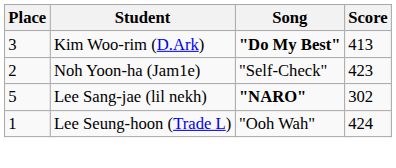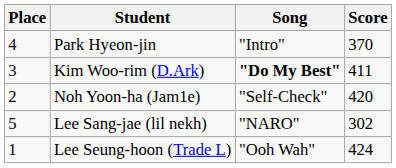+ row: (105, 44)
(361, 44) 413 -> (360, 70) 411
(361, 70) 423 -> (361, 96) 420
(273, 96) bold -> (269, 123) normal
